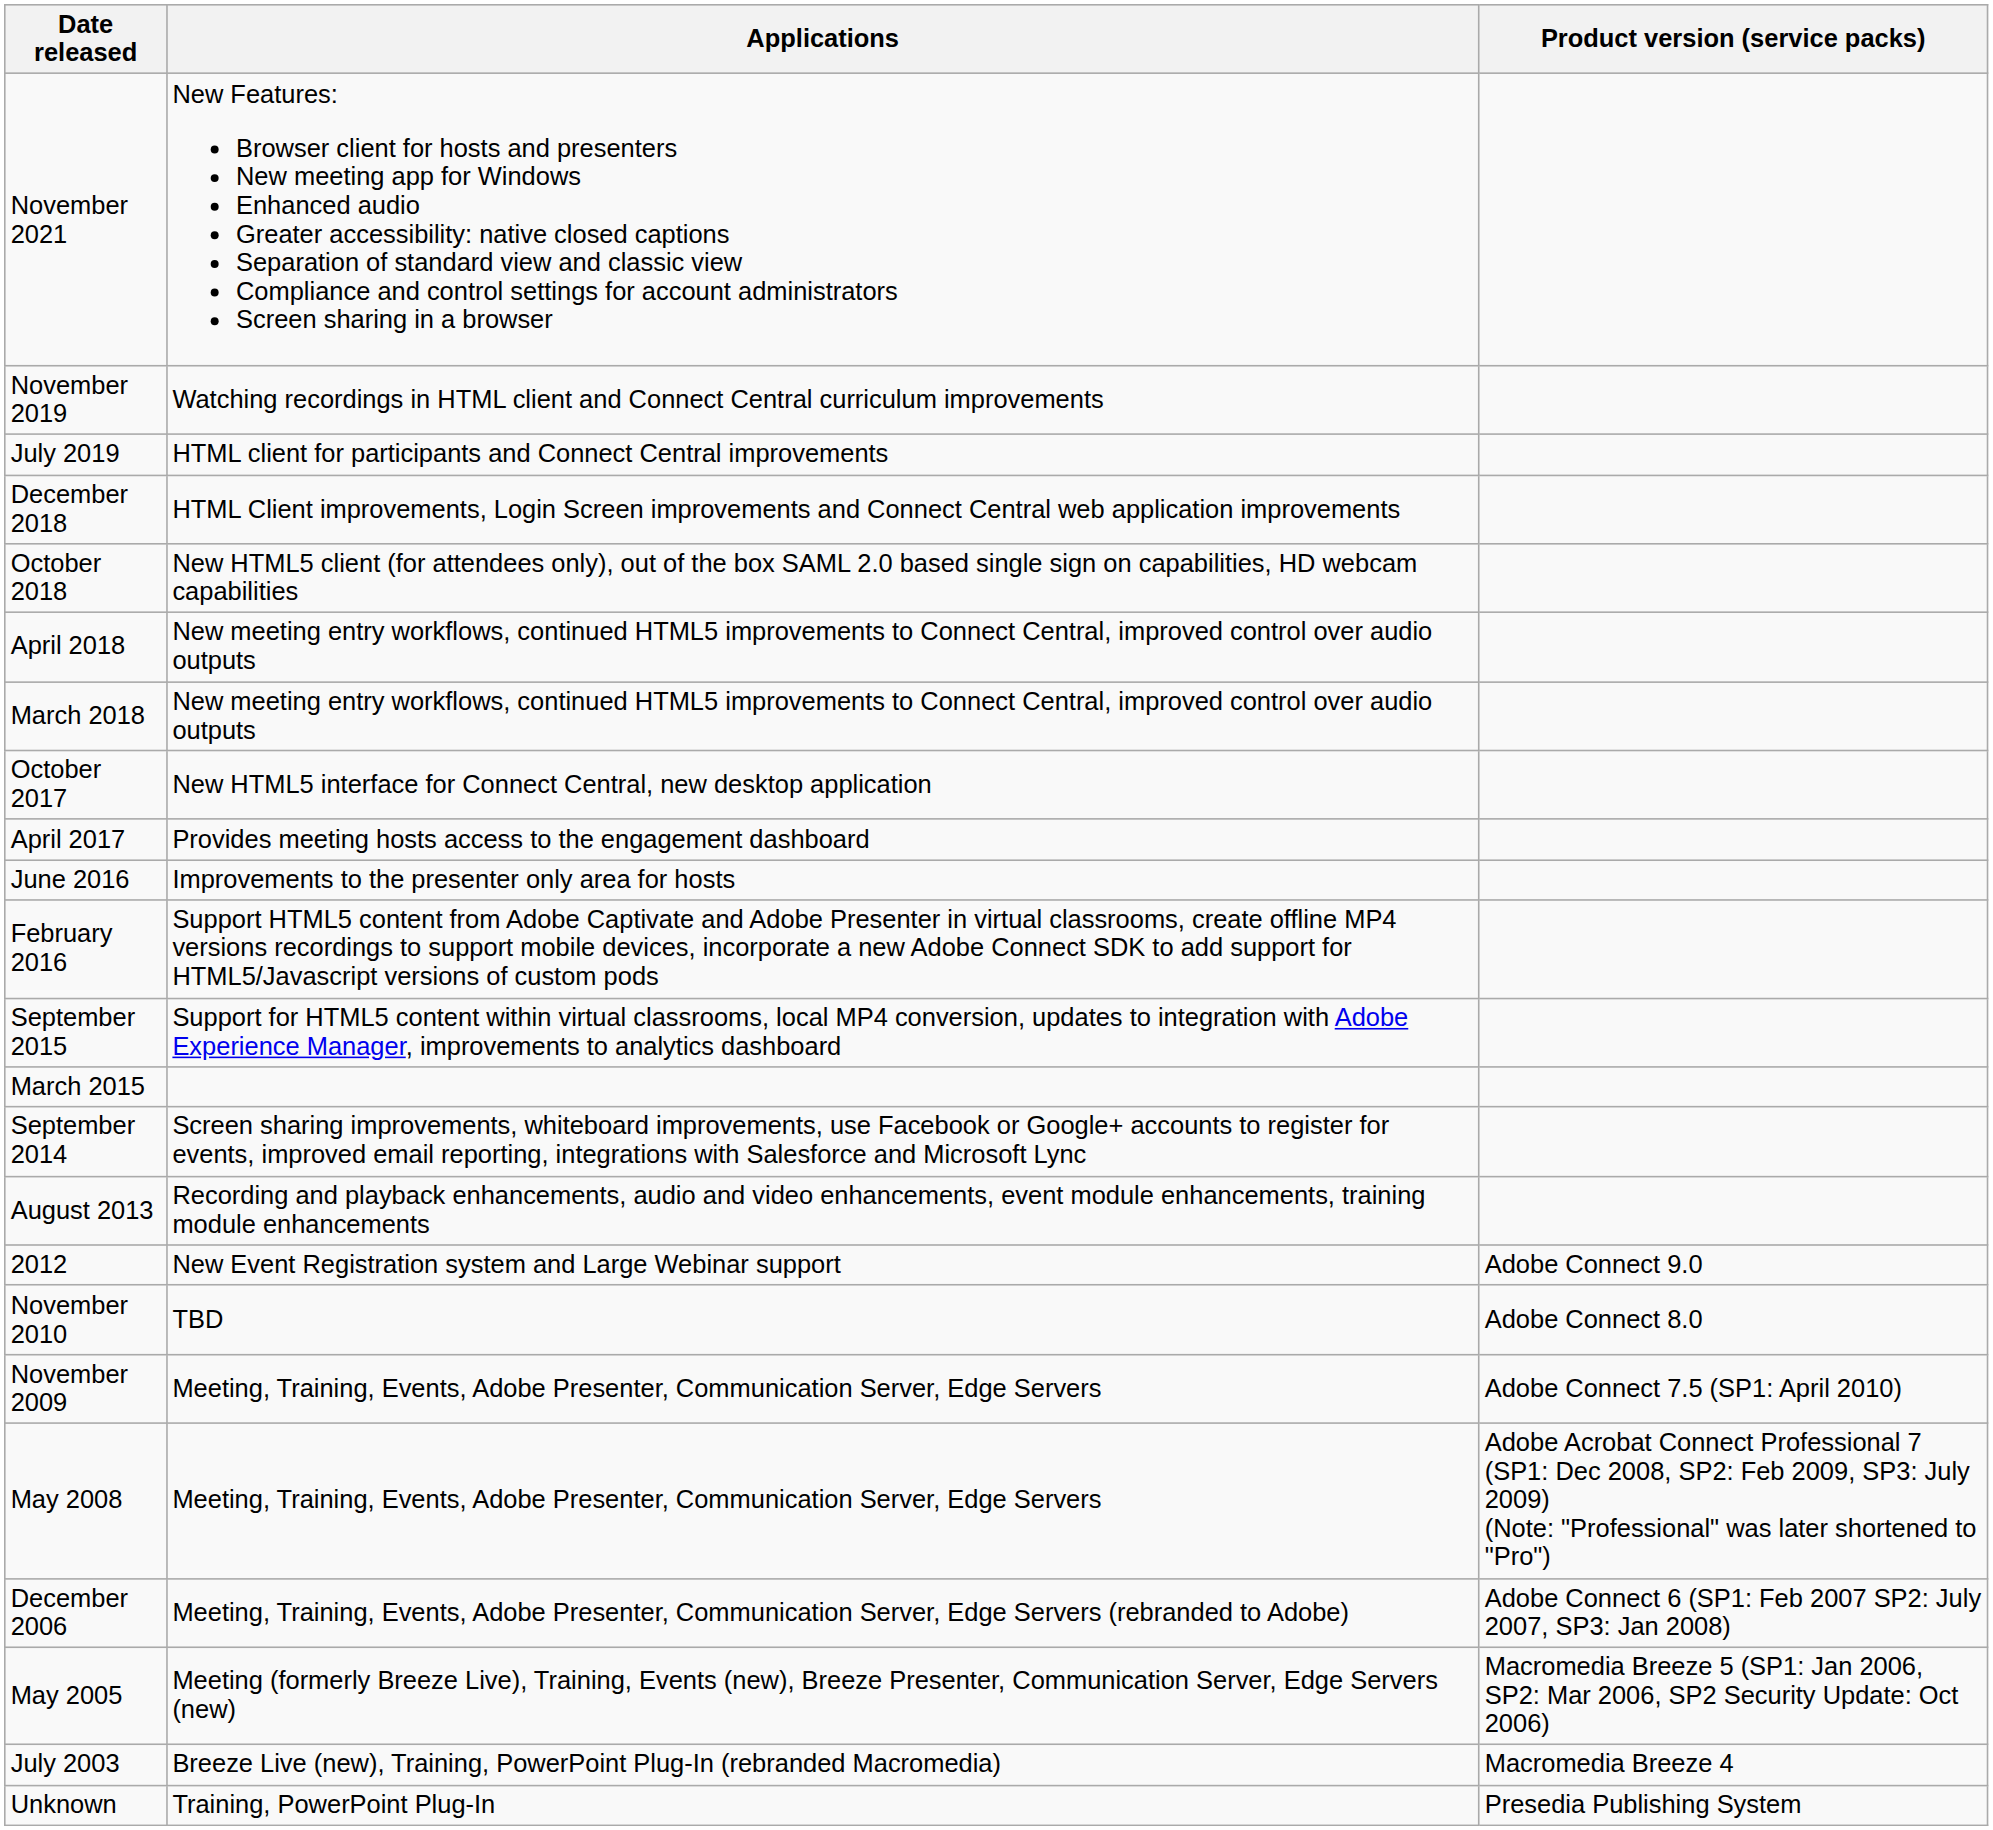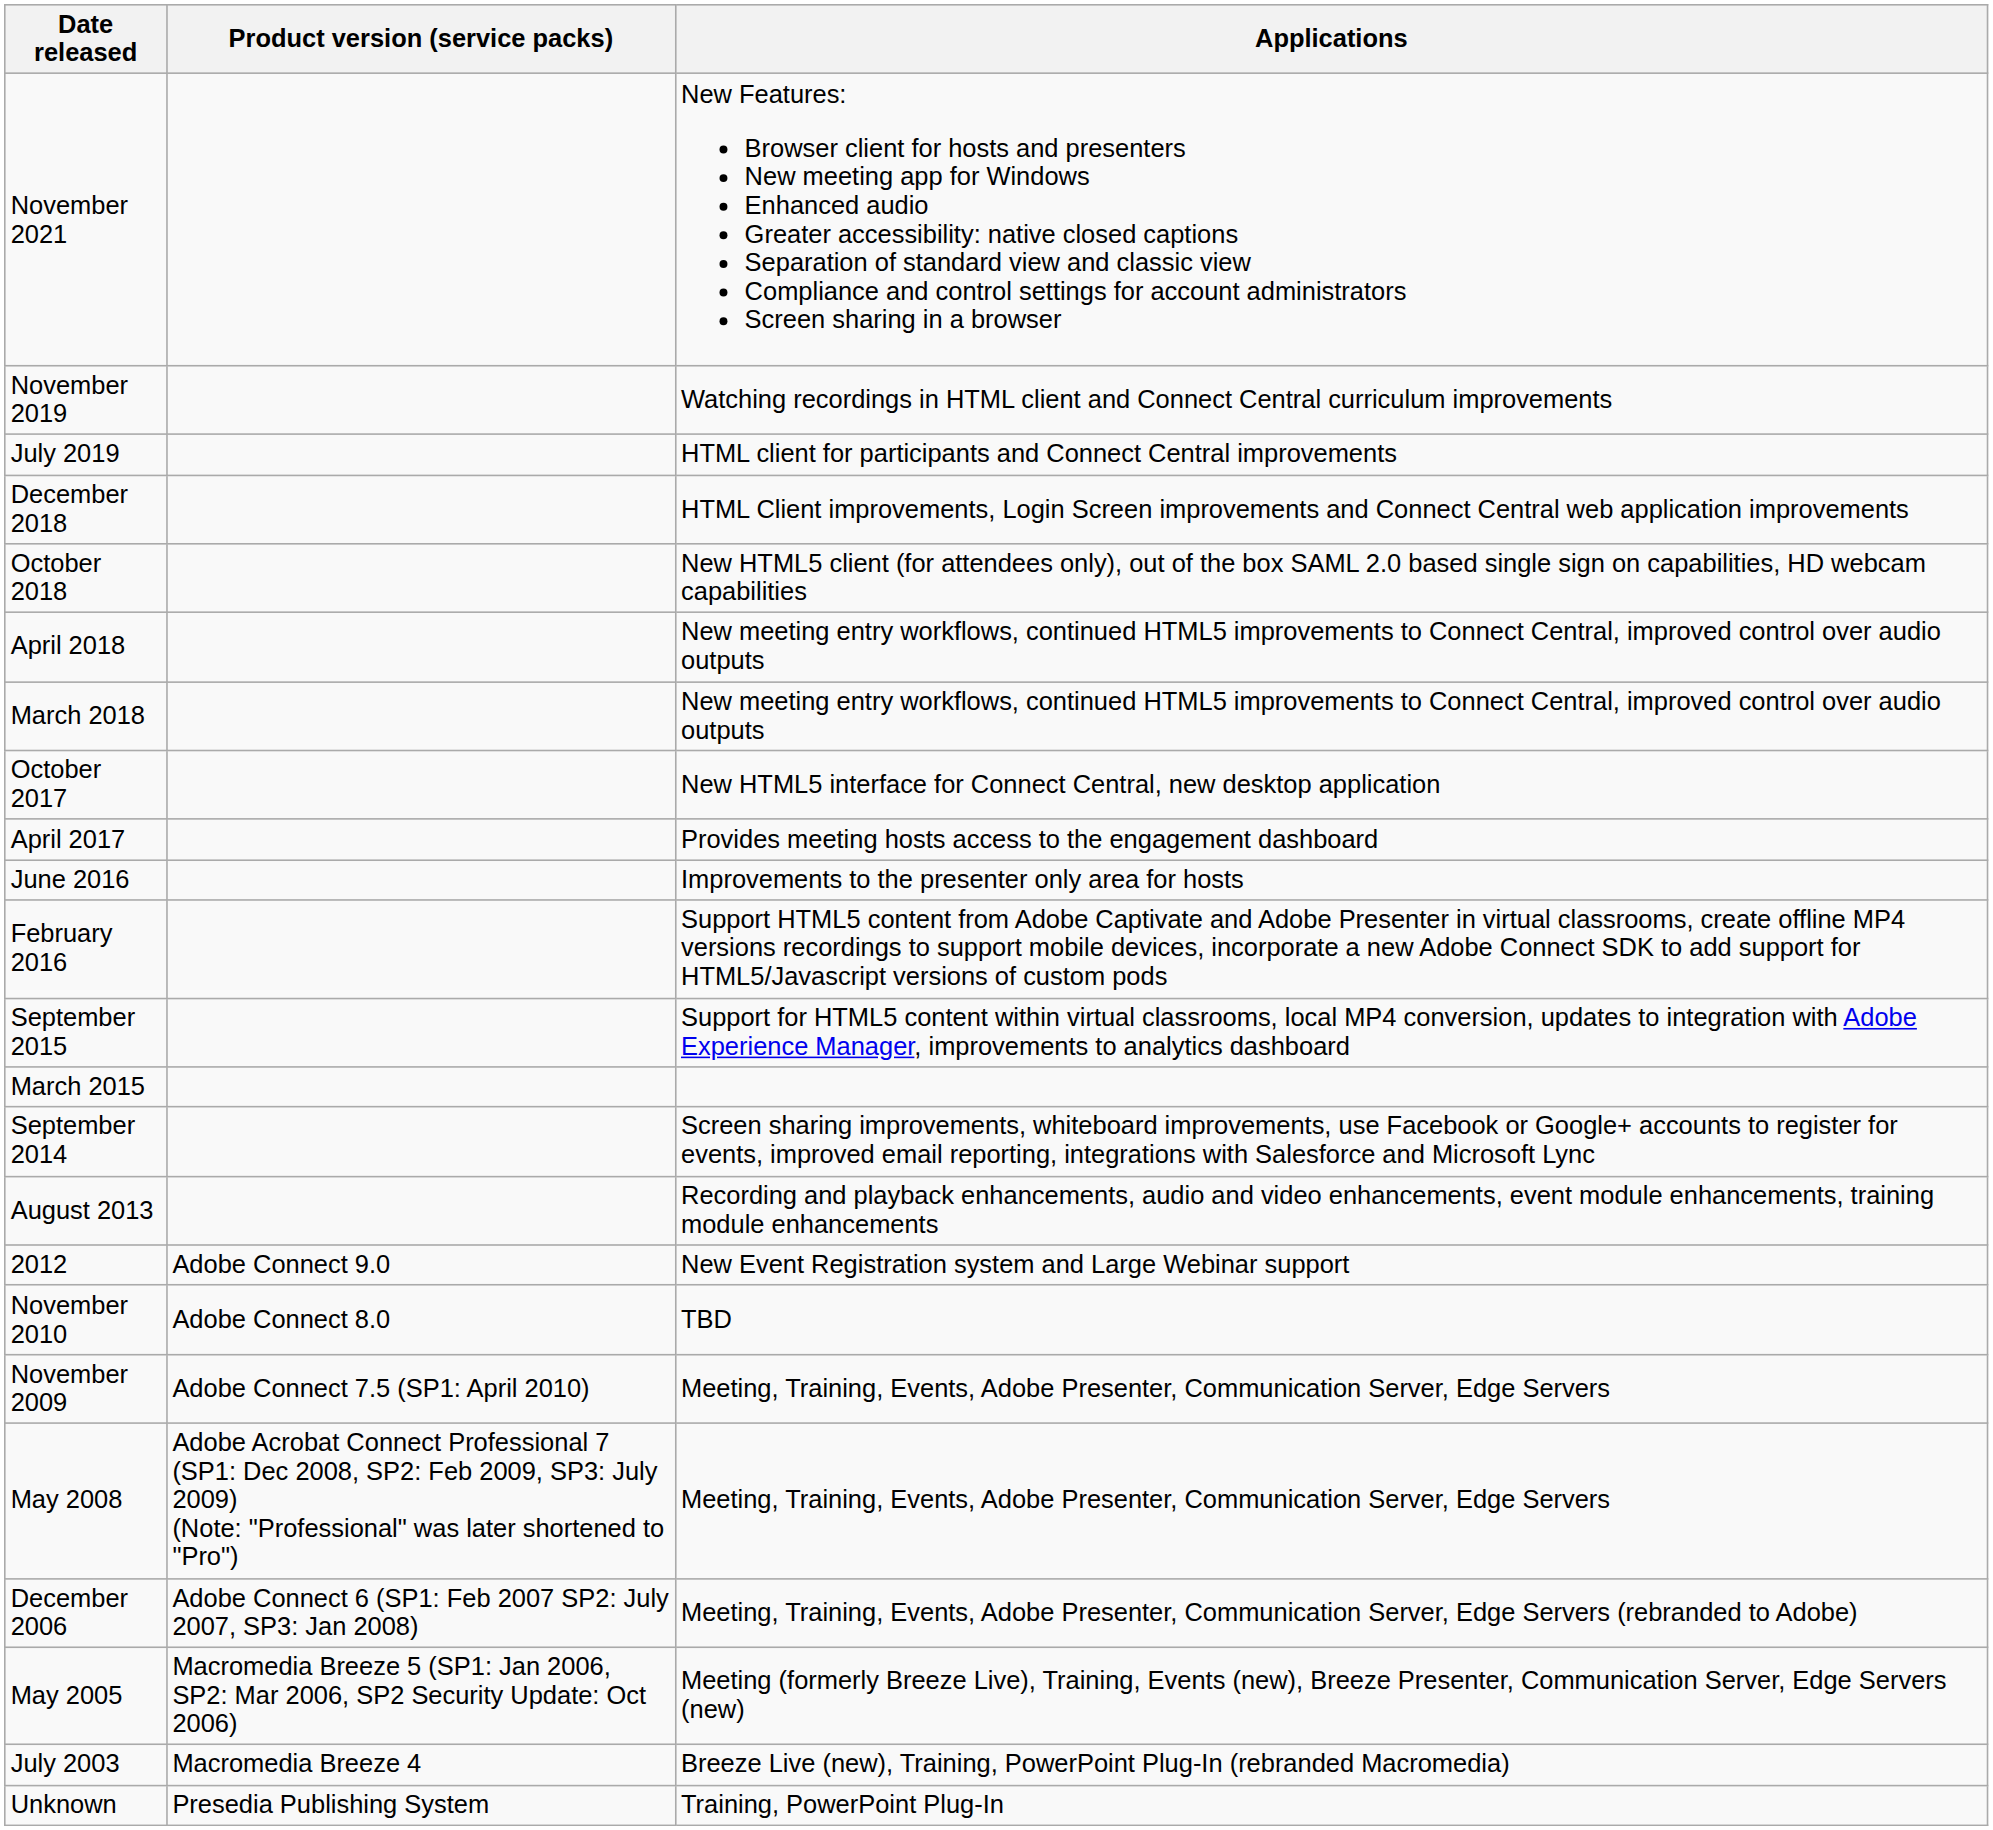columns swapped: (1733, 38) <-> (823, 38)
